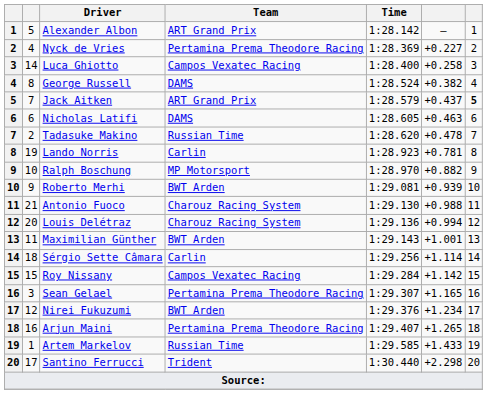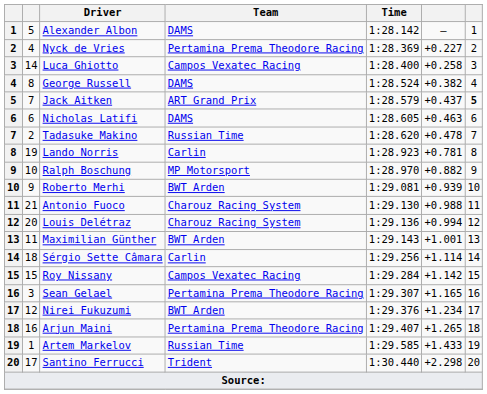(212, 31) ART Grand Prix -> (180, 31) DAMS
